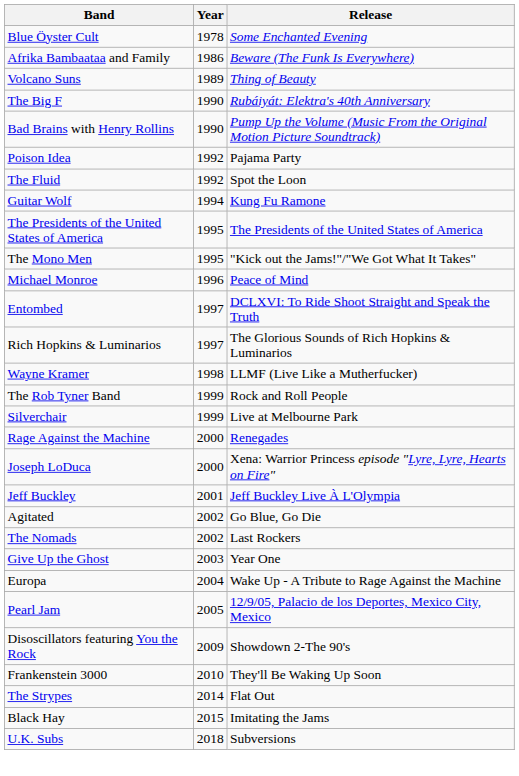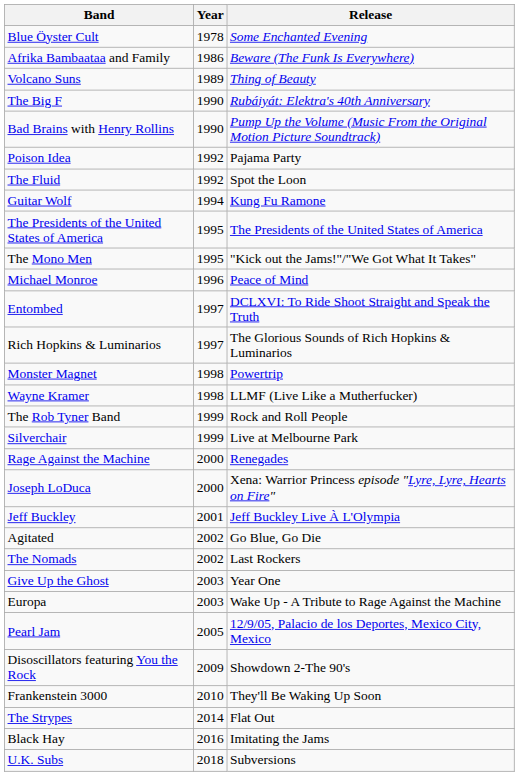+ row: (52, 374)
(210, 581) 2004 -> (210, 602) 2003
(210, 717) 2015 -> (210, 739) 2016
